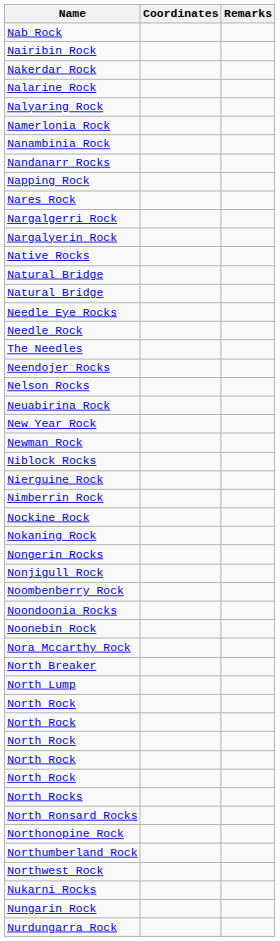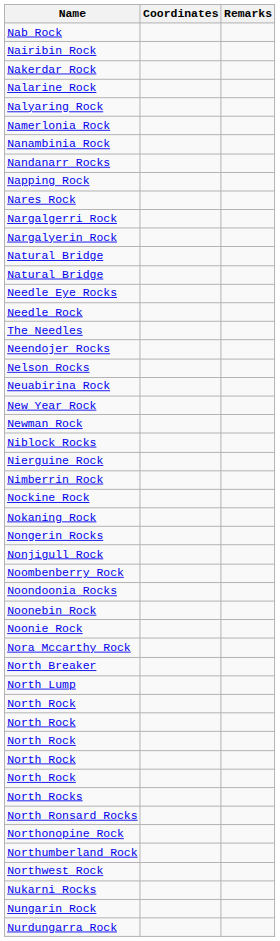- row: (48, 256)
+ row: (45, 629)
